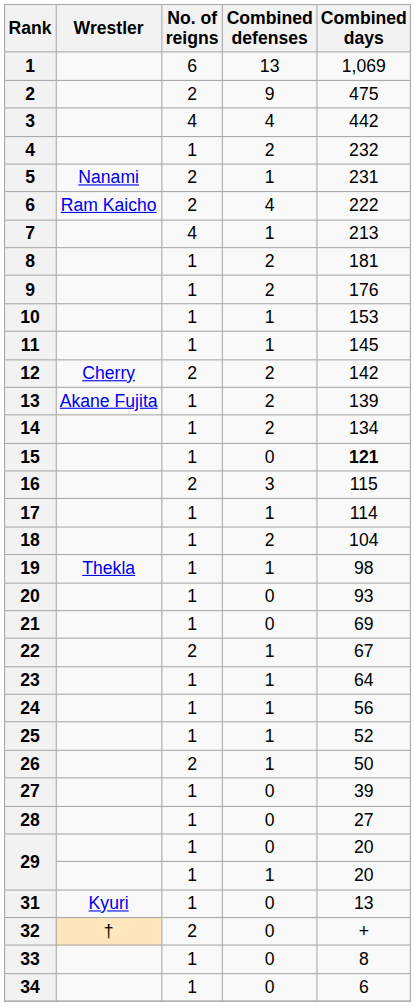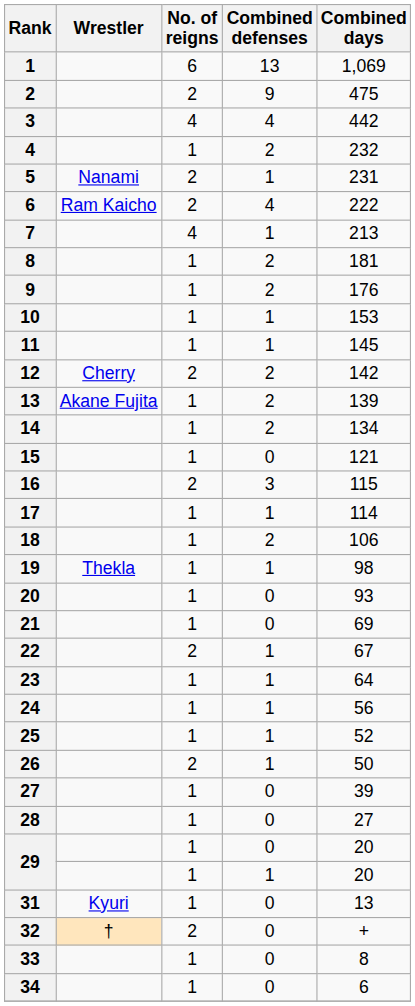(364, 456) bold -> (364, 456) normal
(364, 540) 104 -> (364, 540) 106
